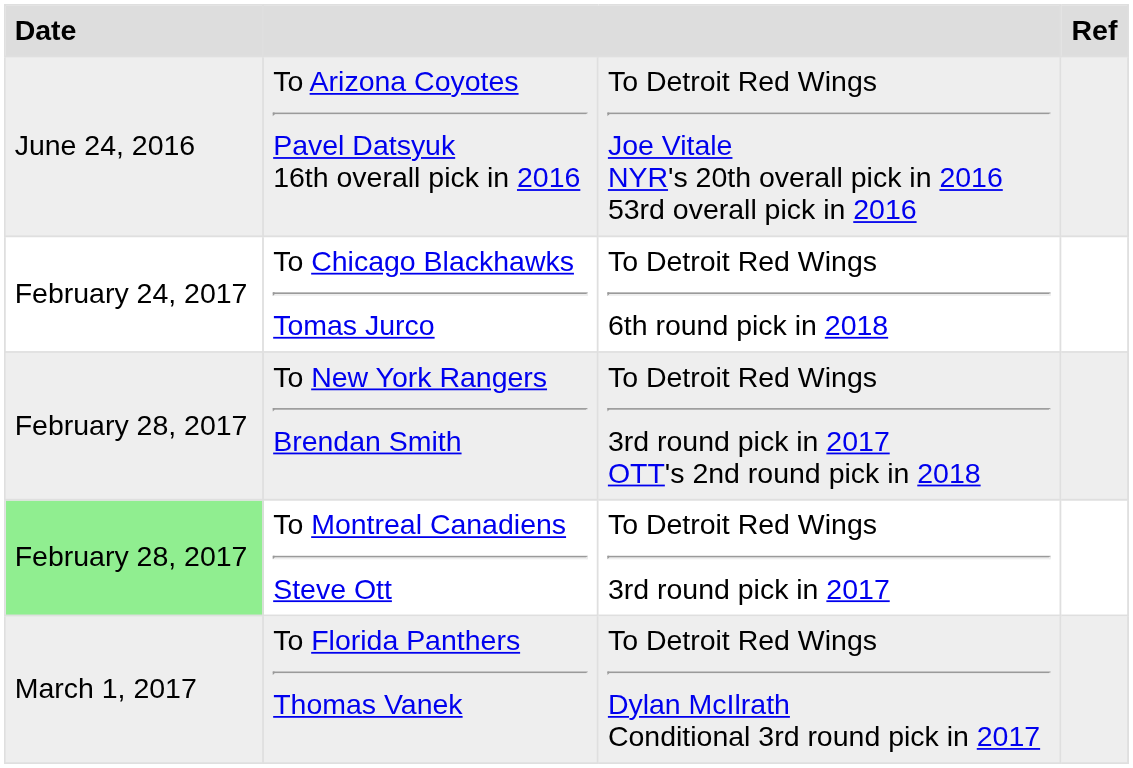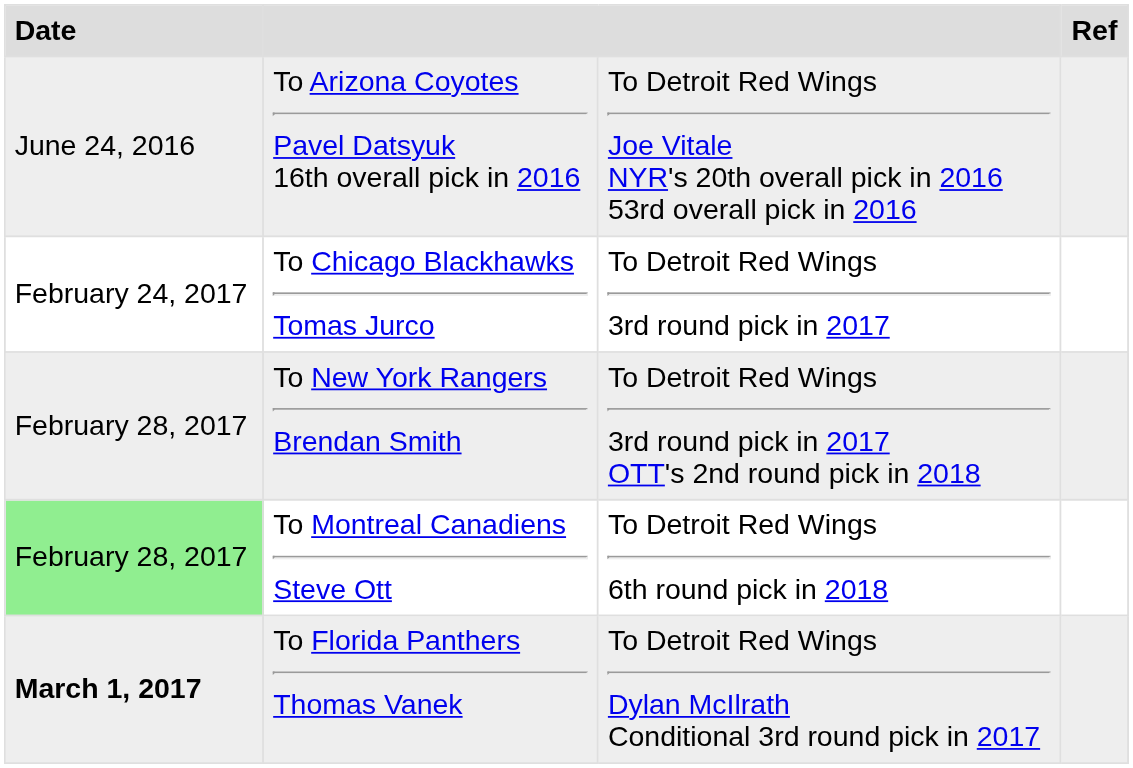(830, 293) To Detroit Red Wings 6th round pick in 2018 -> (830, 293) To Detroit Red Wings 3rd round pick in 2017
(830, 557) To Detroit Red Wings 3rd round pick in 2017 -> (830, 557) To Detroit Red Wings 6th round pick in 2018
(106, 688) normal -> (108, 688) bold
